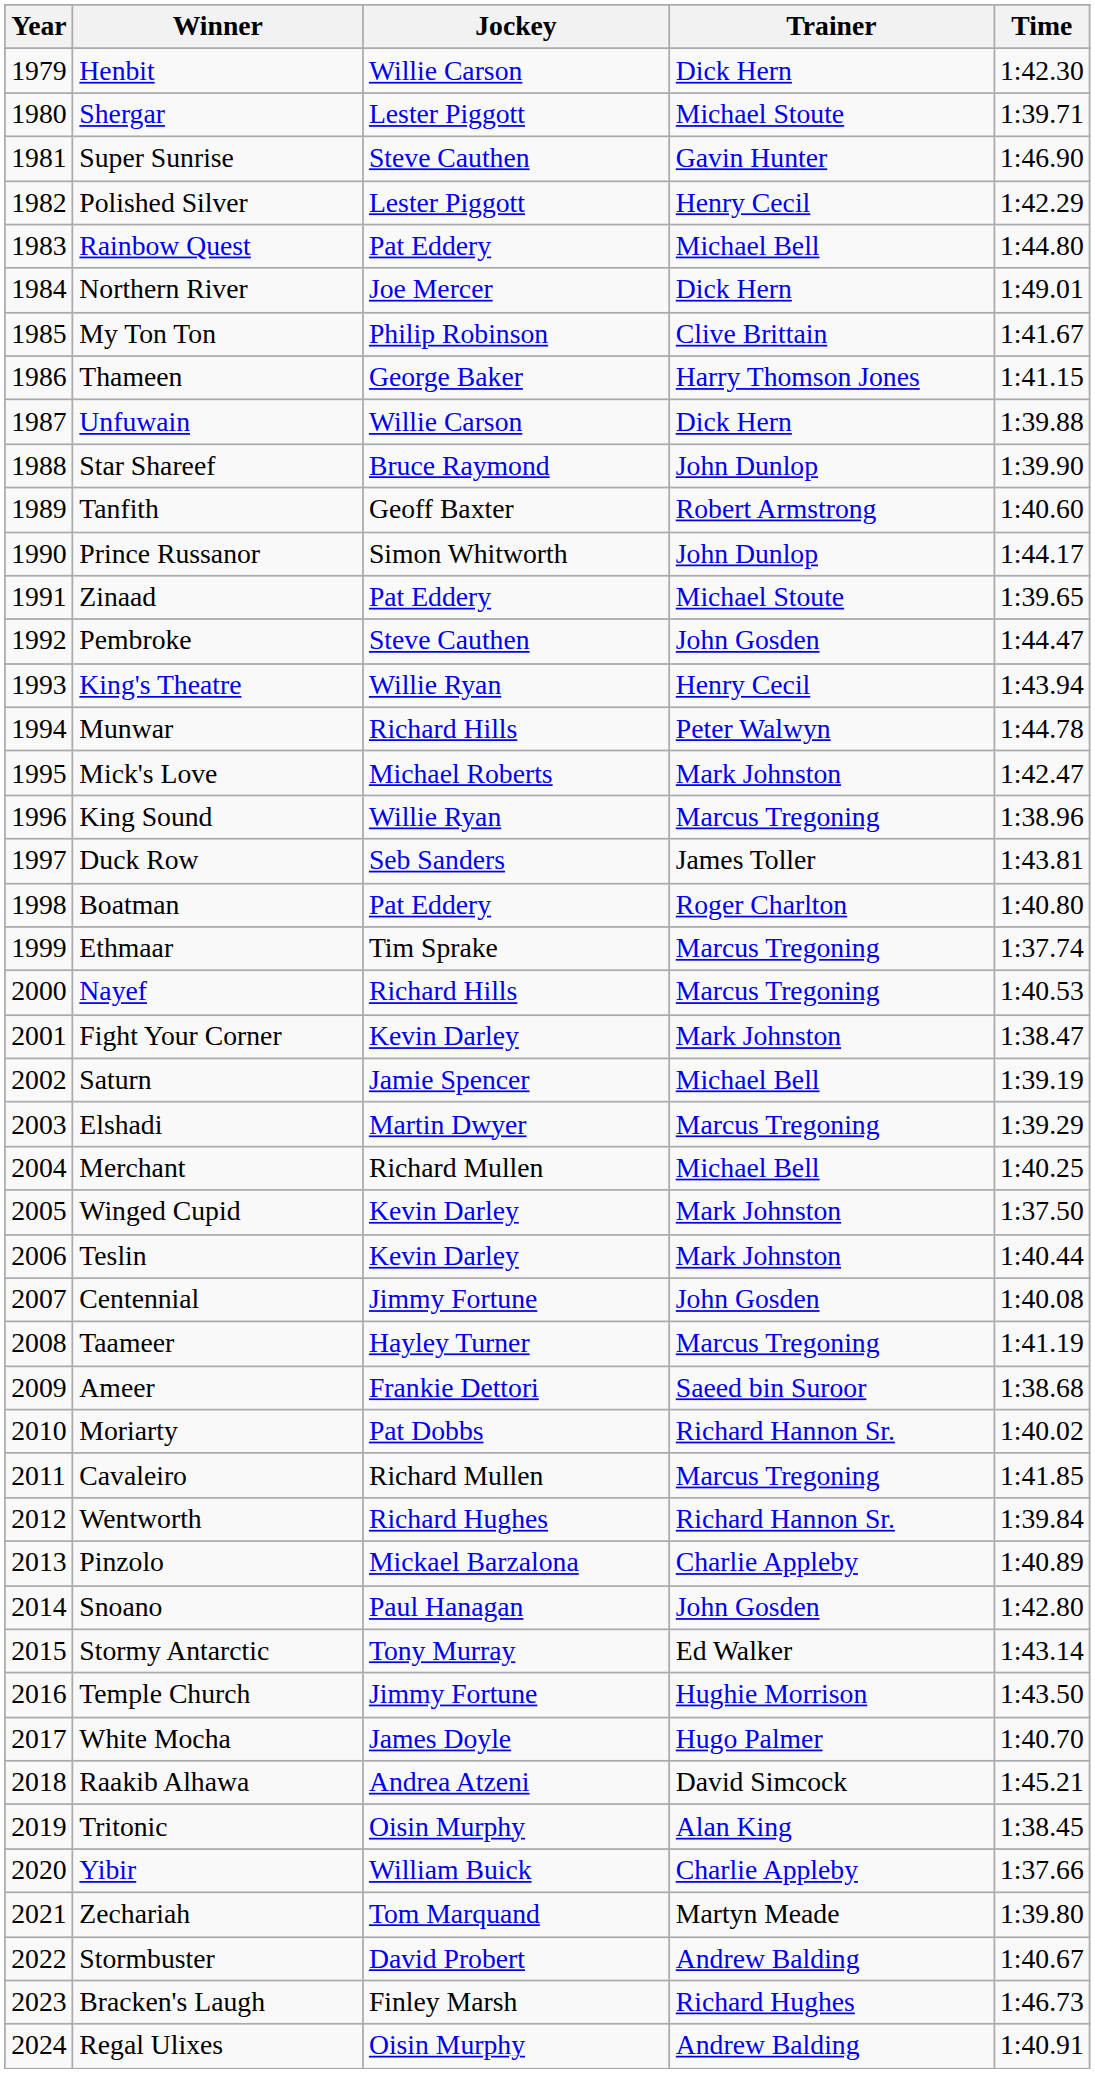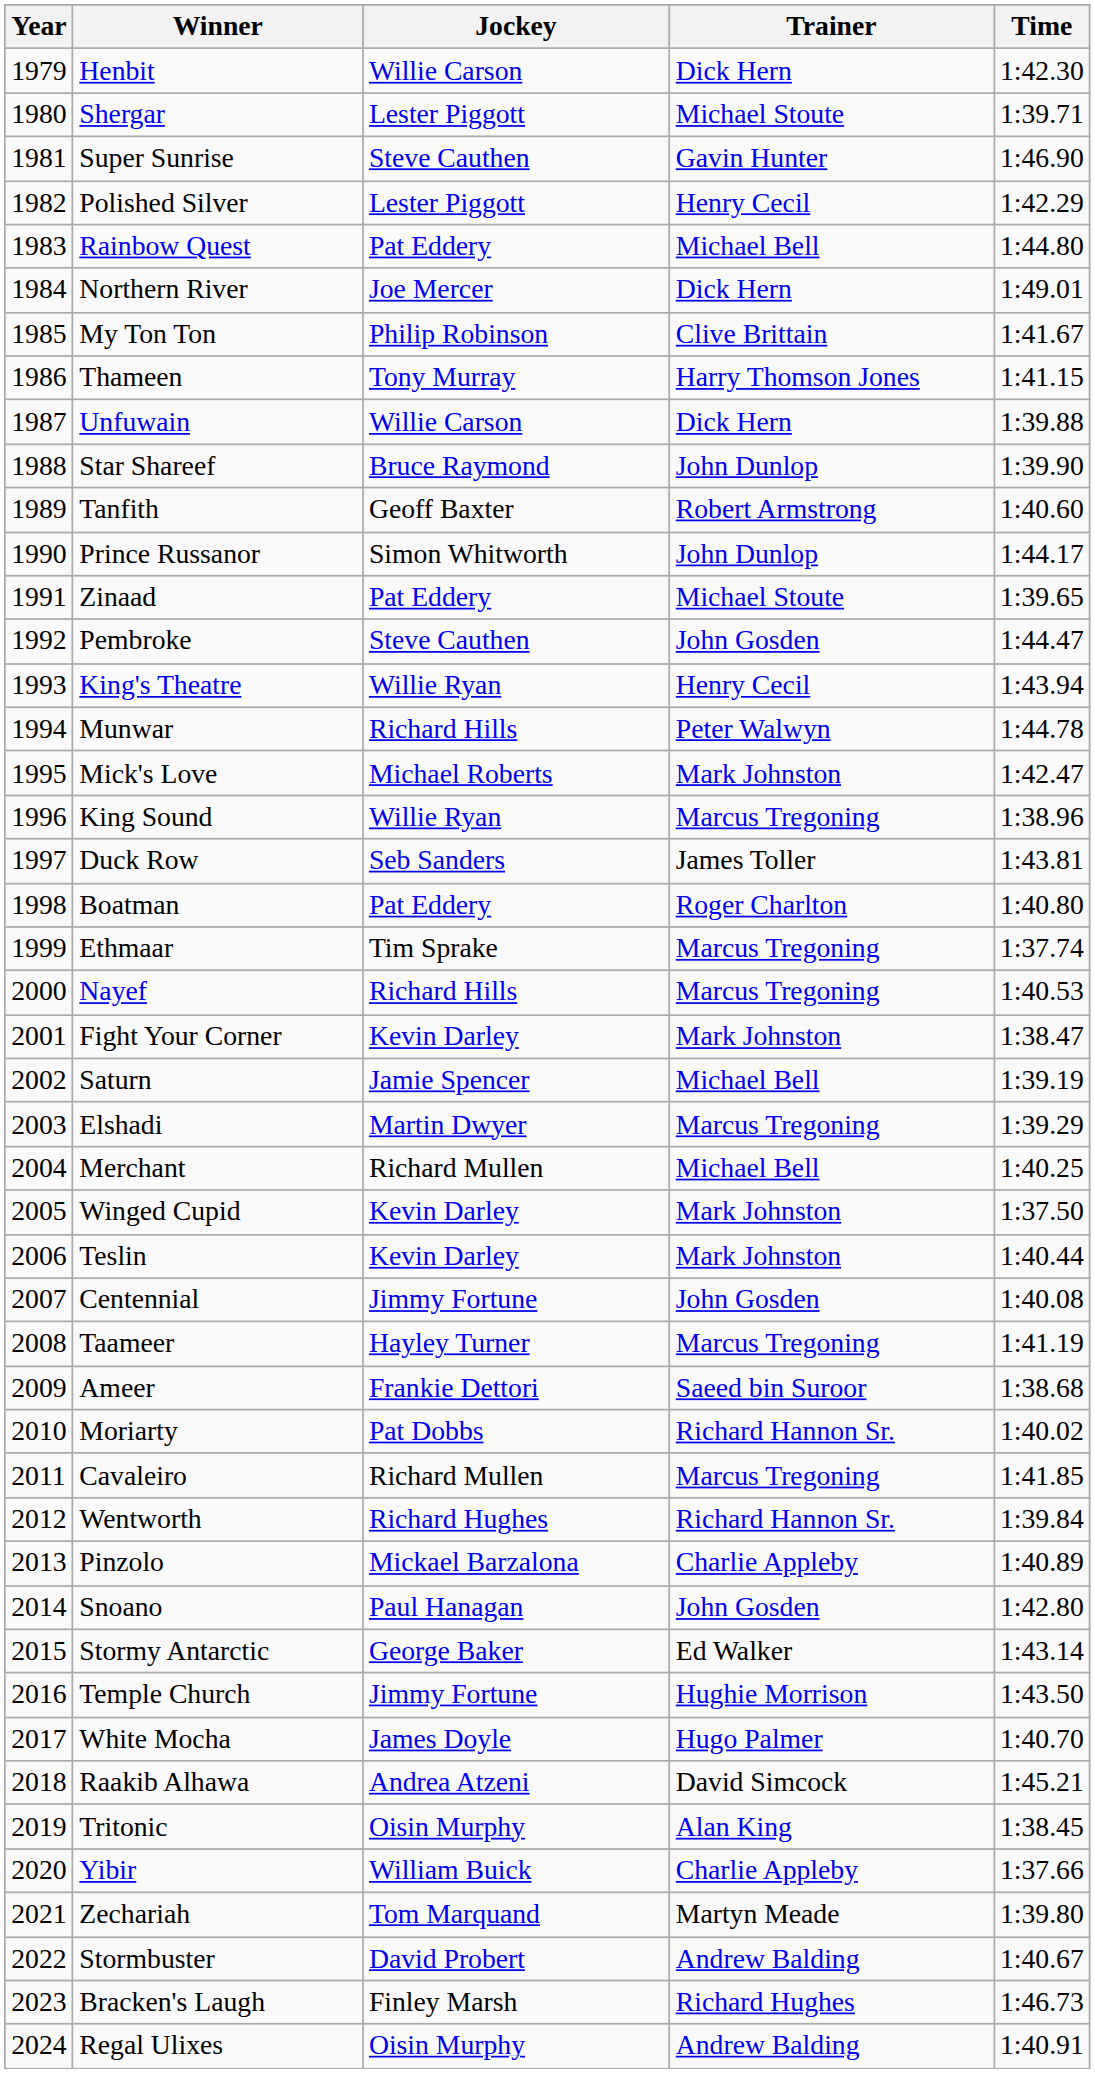(446, 377) George Baker -> (442, 377) Tony Murray
(442, 1650) Tony Murray -> (446, 1650) George Baker
